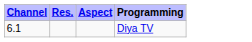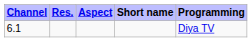+ column: (145, 12)
